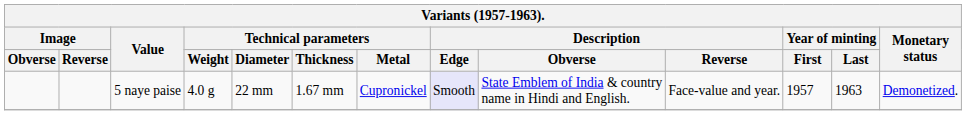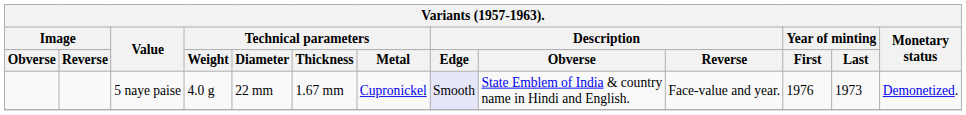(800, 91) 1957 -> (800, 91) 1976
(849, 91) 1963 -> (849, 91) 1973
